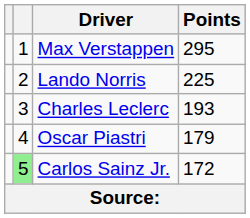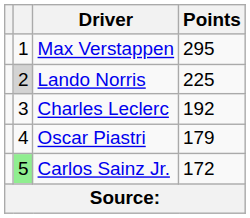(23, 79) no background -> (23, 79) lightgrey background
(199, 109) 193 -> (199, 109) 192
